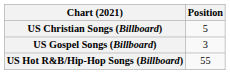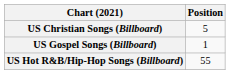(205, 45) 3 -> (205, 45) 1
